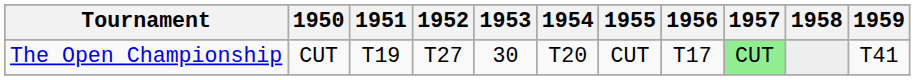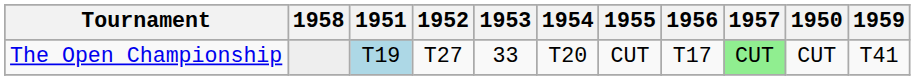columns swapped: (319, 23) <-> (817, 23)
(381, 58) no background -> (381, 58) lightblue background
(505, 58) 30 -> (505, 58) 33
